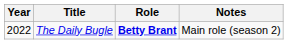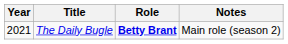(19, 30) 2022 -> (19, 30) 2021
